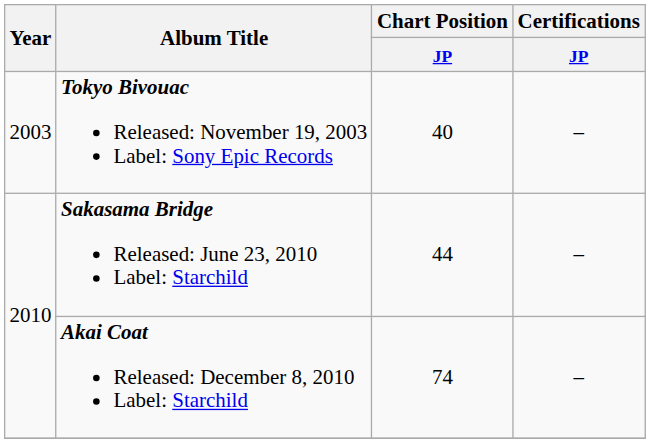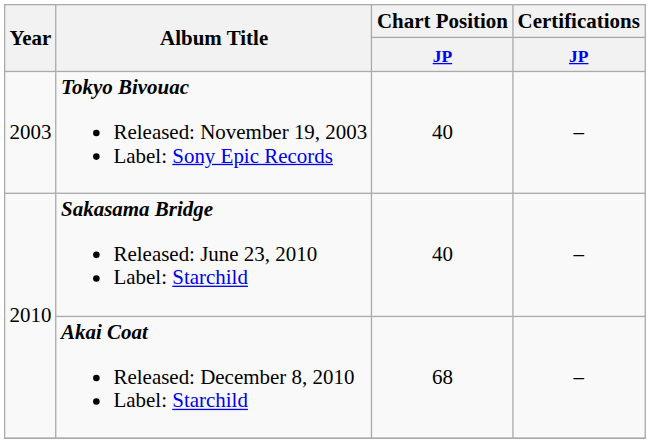(442, 254) 44 -> (442, 254) 40
(442, 376) 74 -> (442, 376) 68
